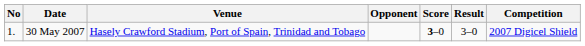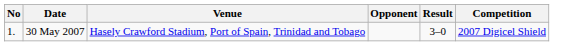- column: (436, 13)
